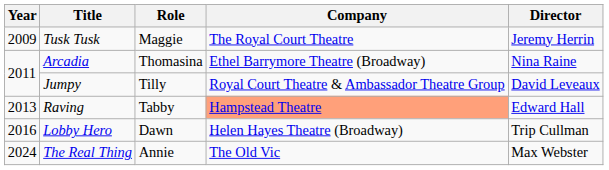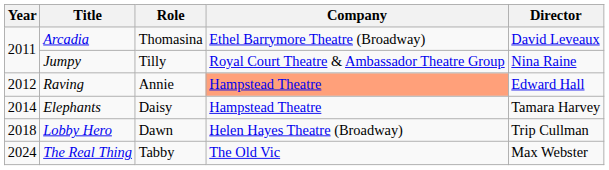- row: (71, 38)
(544, 61) Nina Raine -> (556, 38) David Leveaux
(556, 84) David Leveaux -> (544, 61) Nina Raine
(22, 107) 2013 -> (22, 84) 2012
(157, 107) Tabby -> (156, 84) Annie
+ row: (72, 107)
(22, 130) 2016 -> (22, 130) 2018
(156, 152) Annie -> (157, 152) Tabby
